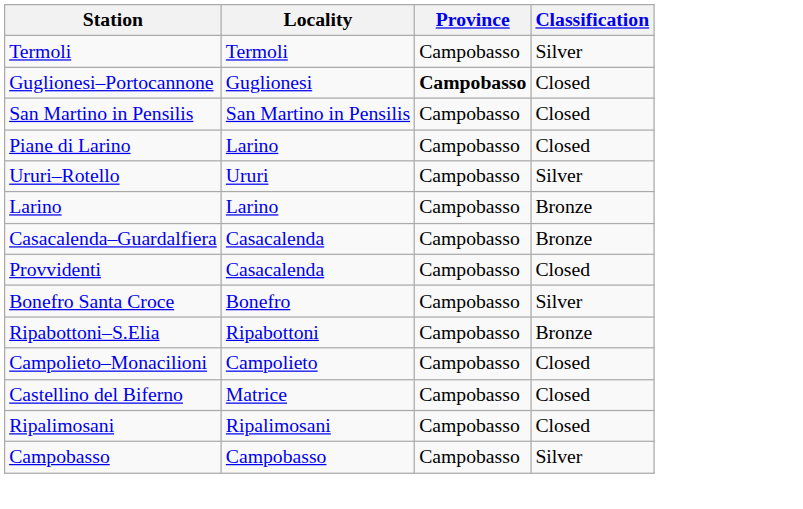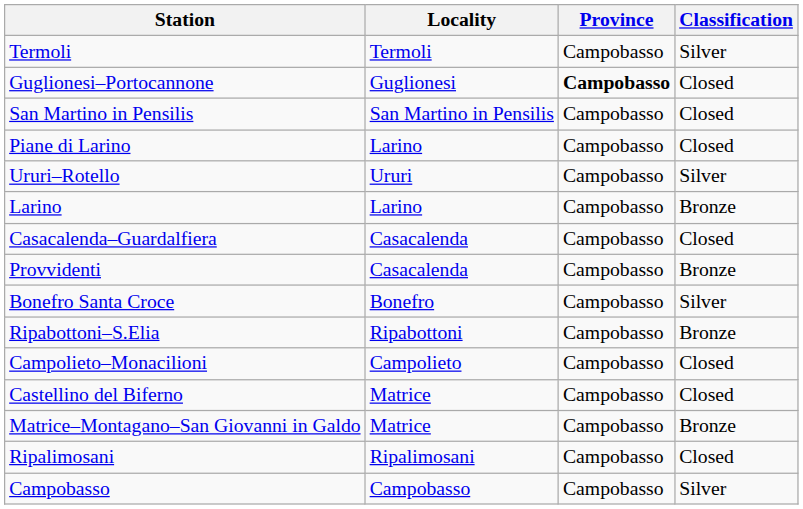(564, 238) Bronze -> (707, 238) Closed
(563, 269) Closed -> (708, 269) Bronze
+ row: (185, 425)
